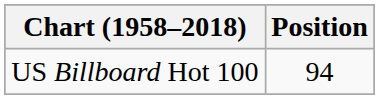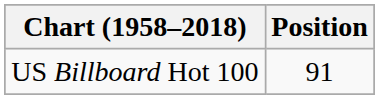(320, 71) 94 -> (320, 71) 91
